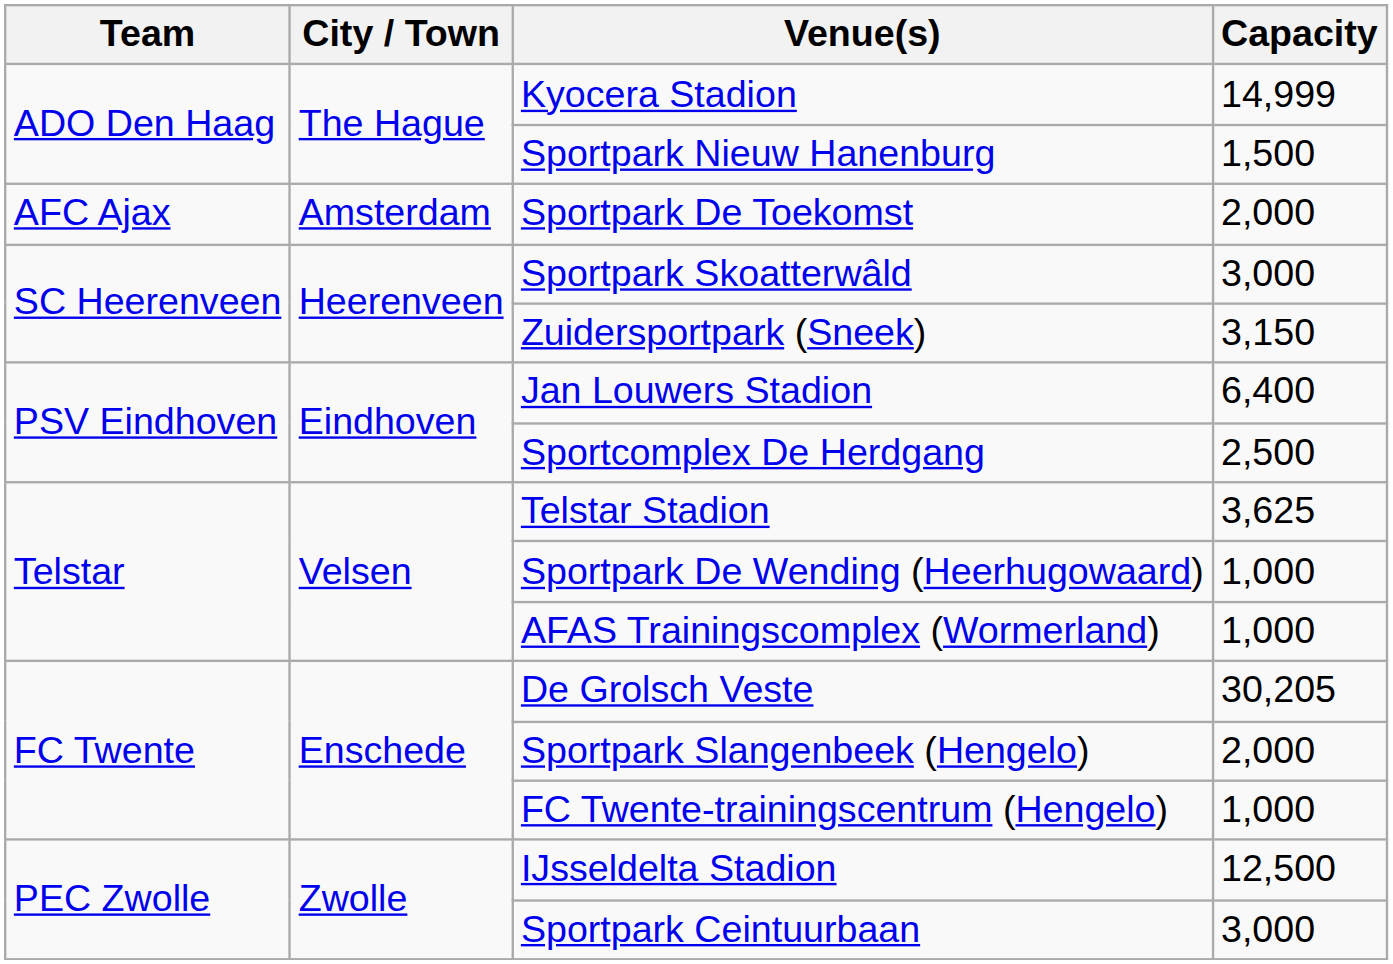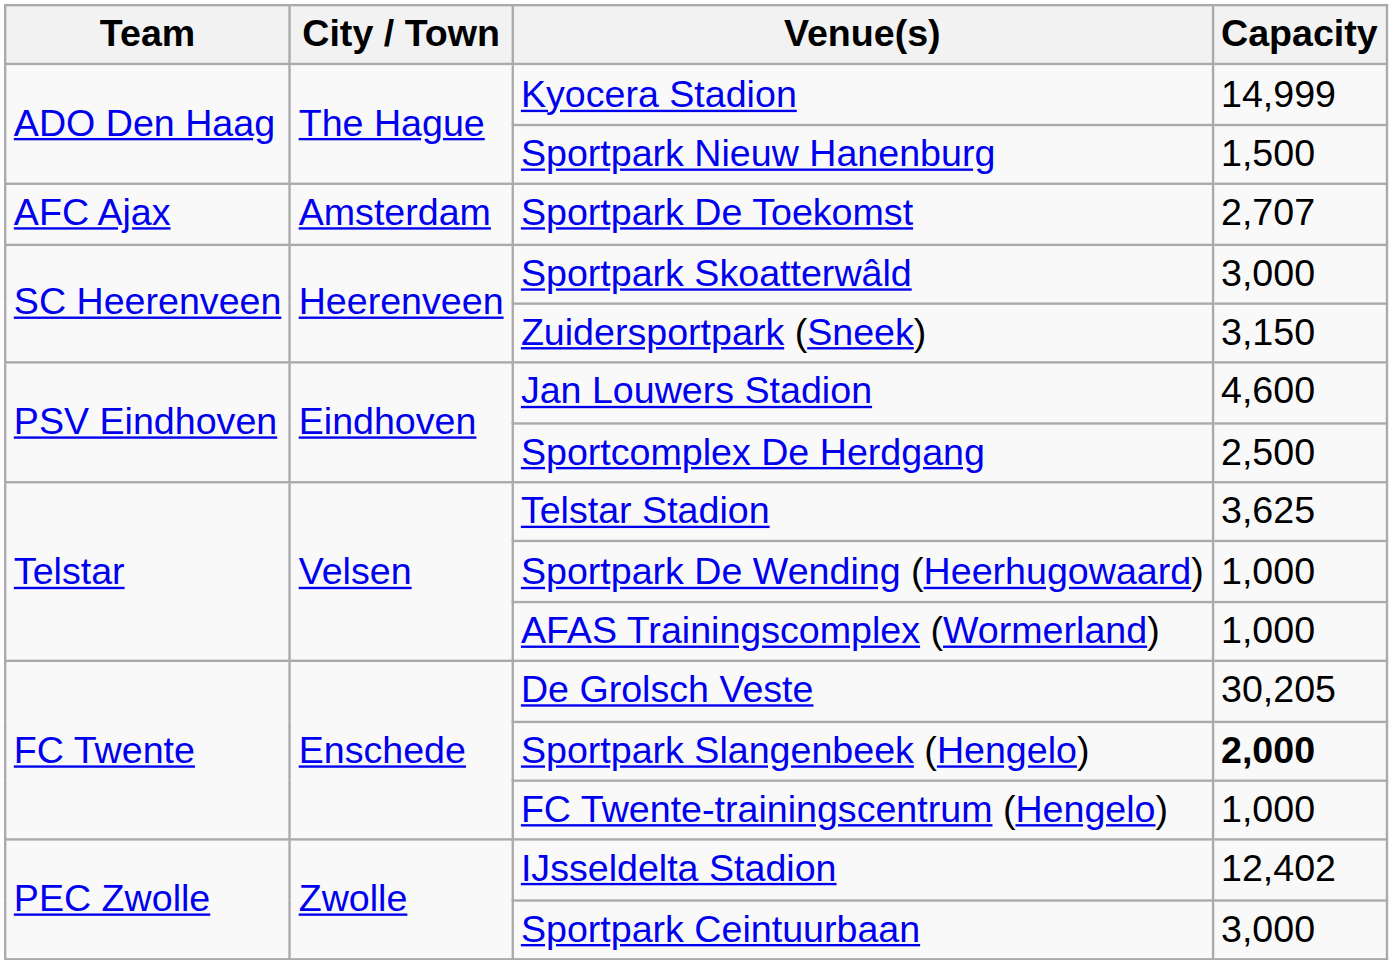(1268, 213) 2,000 -> (1268, 213) 2,707
(1268, 392) 6,400 -> (1268, 392) 4,600
(1268, 749) normal -> (1268, 749) bold
(1279, 869) 12,500 -> (1279, 869) 12,402
